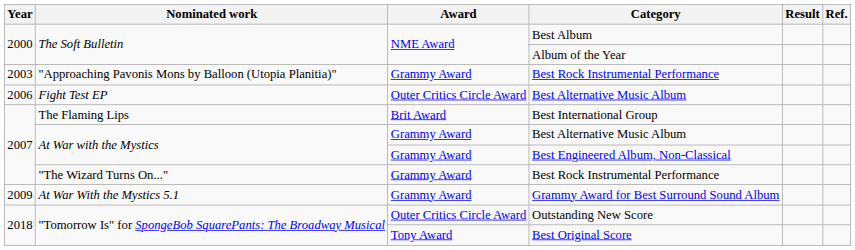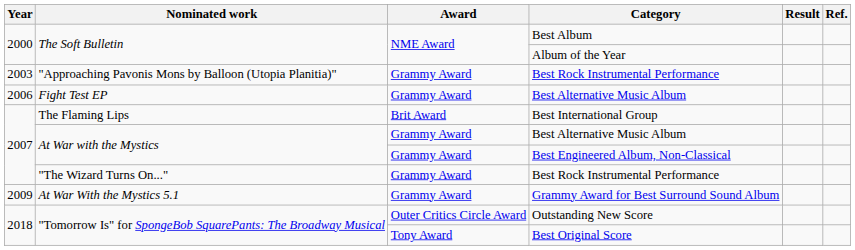(459, 94) Outer Critics Circle Award -> (431, 94) Grammy Award
